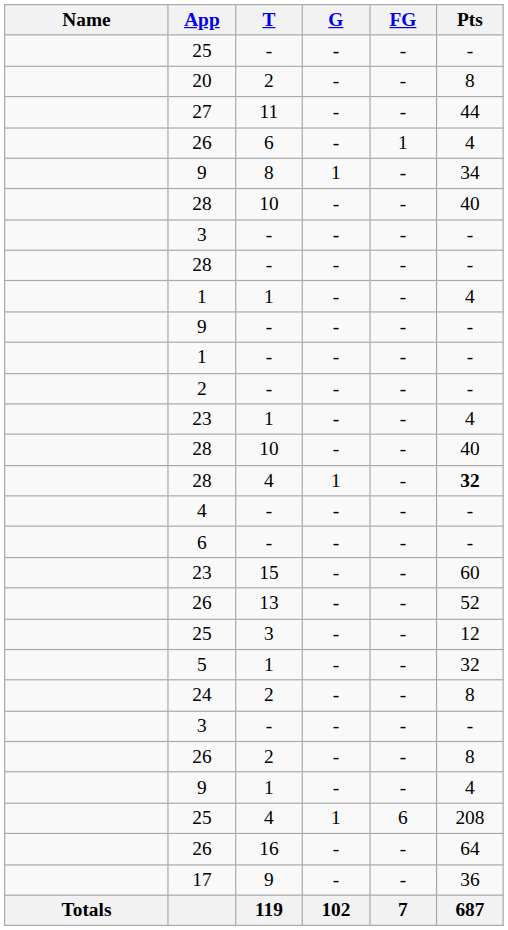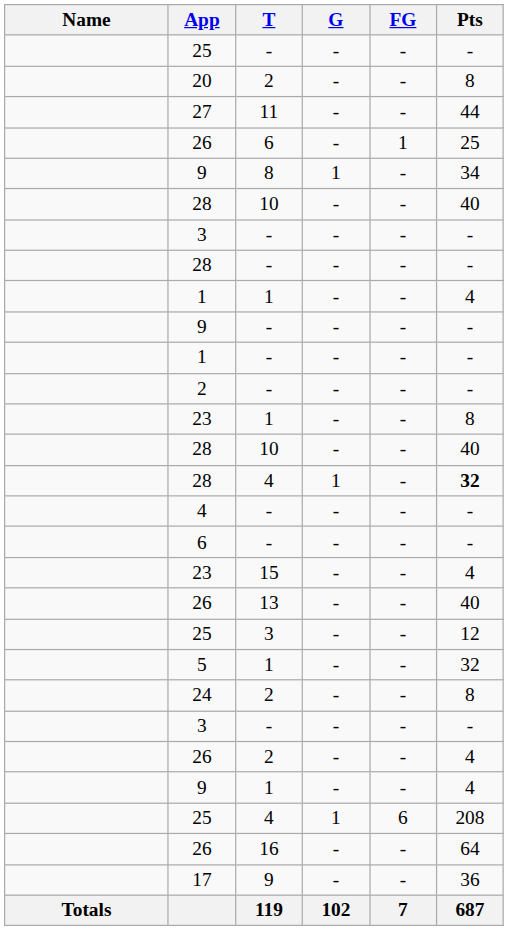(470, 142) 4 -> (470, 142) 25
(470, 419) 4 -> (470, 419) 8
(470, 572) 60 -> (470, 572) 4
(470, 603) 52 -> (470, 603) 40
(470, 756) 8 -> (470, 756) 4
